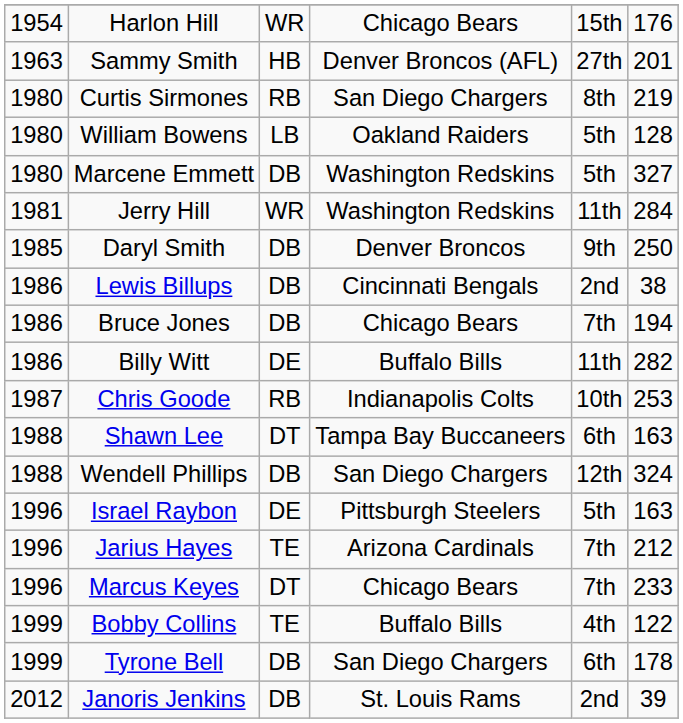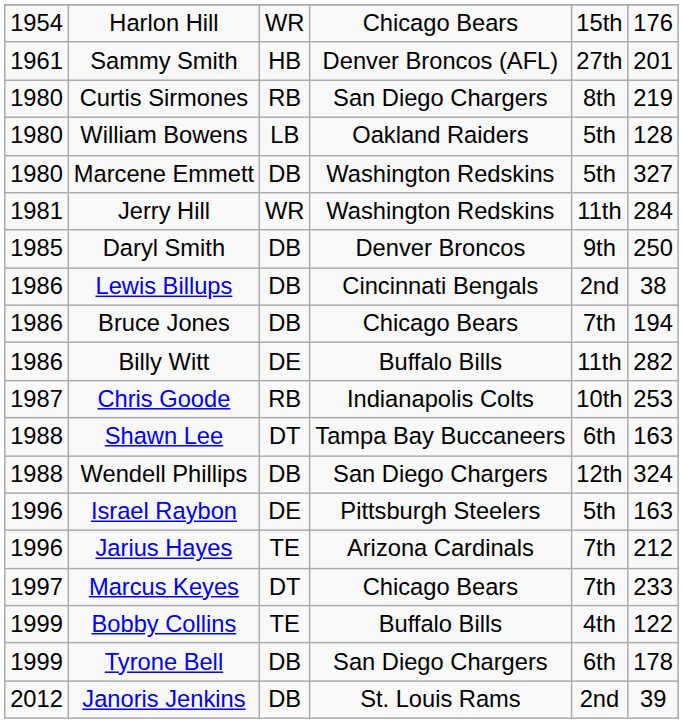(37, 60) 1963 -> (37, 60) 1961
(37, 586) 1996 -> (37, 586) 1997
